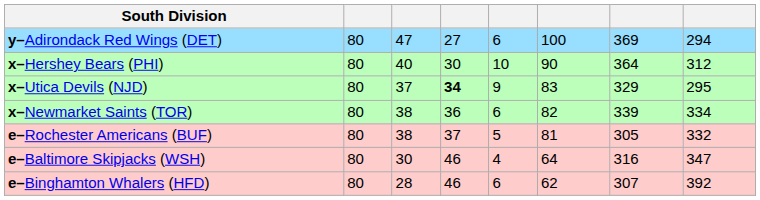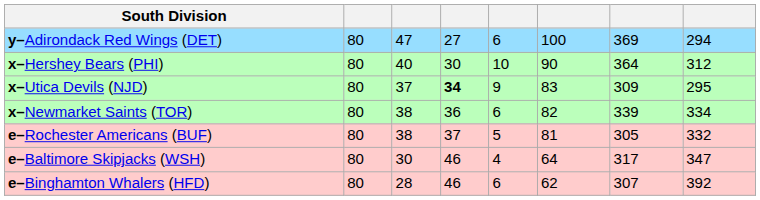(626, 87) 329 -> (626, 87) 309
(626, 159) 316 -> (626, 159) 317
